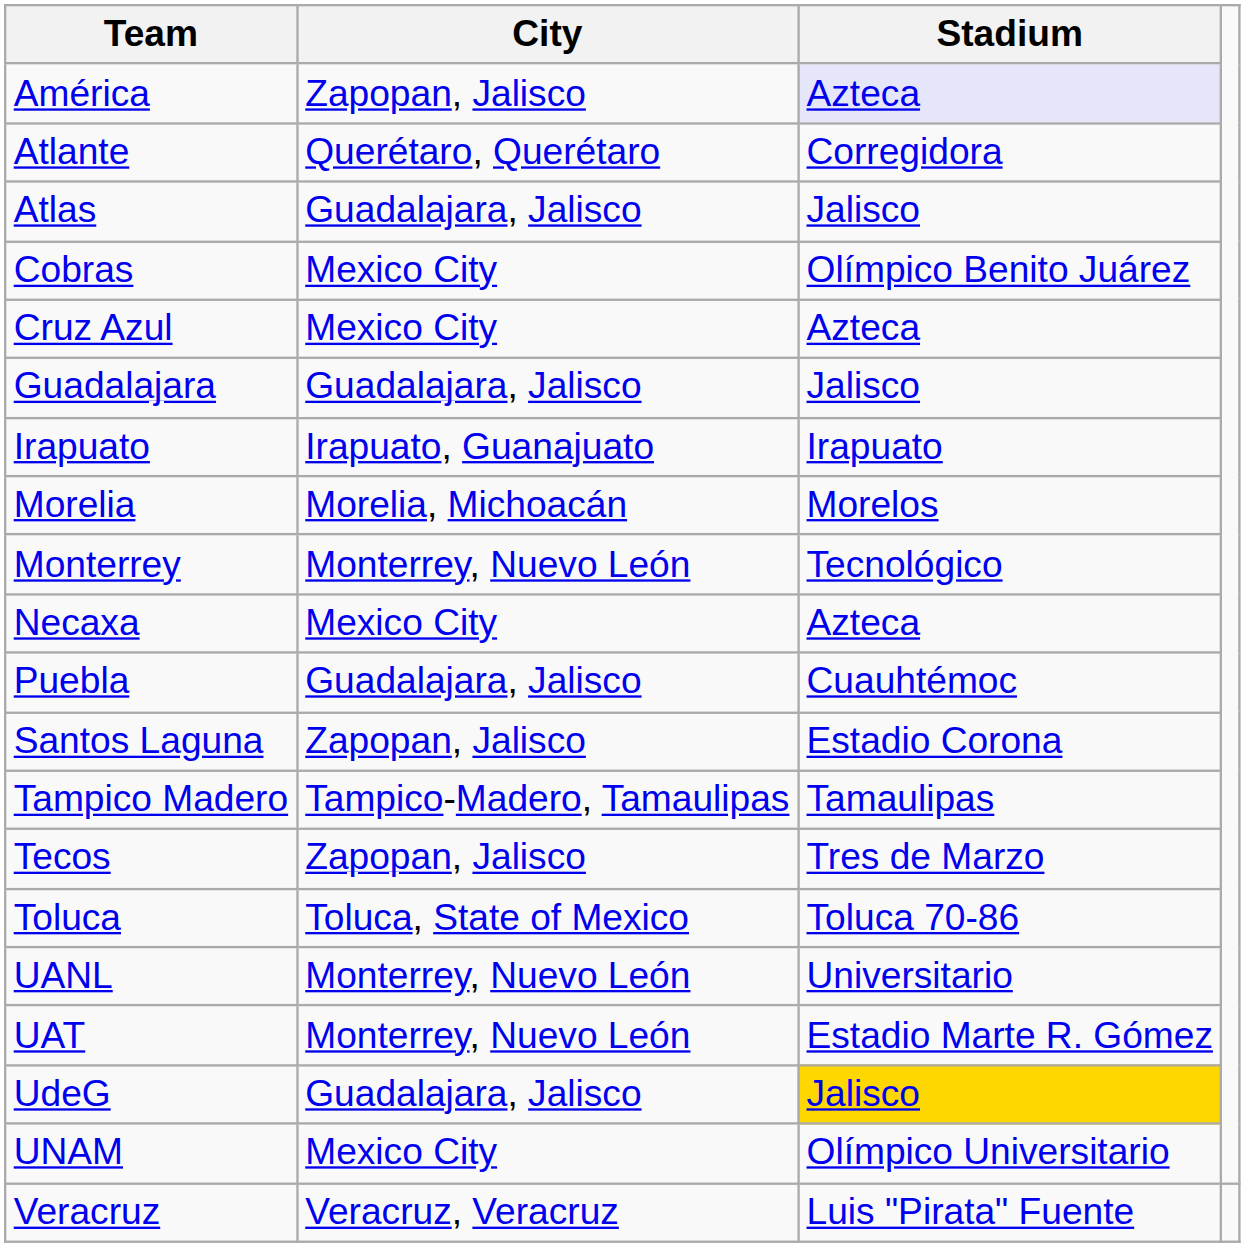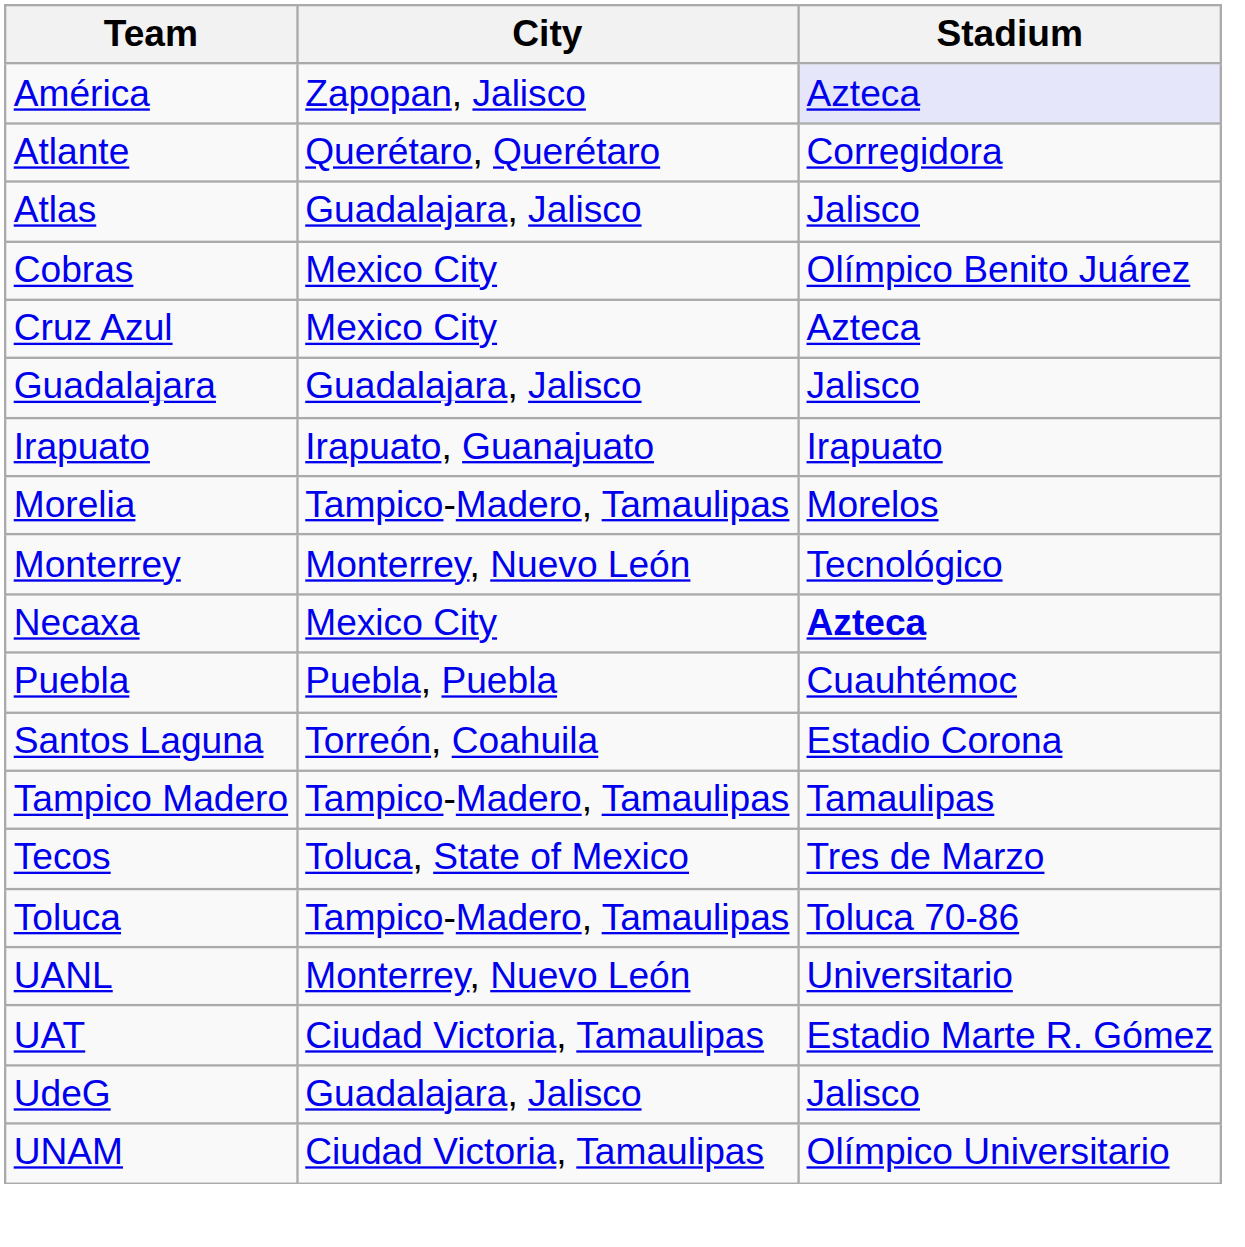(466, 504) Morelia, Michoacán -> (547, 504) Tampico-Madero, Tamaulipas
(863, 622) normal -> (866, 622) bold
(473, 681) Guadalajara, Jalisco -> (431, 681) Puebla, Puebla
(446, 740) Zapopan, Jalisco -> (452, 740) Torreón, Coahuila
(446, 858) Zapopan, Jalisco -> (497, 858) Toluca, State of Mexico
(497, 916) Toluca, State of Mexico -> (547, 916) Tampico-Madero, Tamaulipas
(498, 1034) Monterrey, Nuevo León -> (535, 1034) Ciudad Victoria, Tamaulipas
(863, 1093) gold background -> (863, 1093) no background
(401, 1152) Mexico City -> (535, 1152) Ciudad Victoria, Tamaulipas
- row: (87, 1211)
